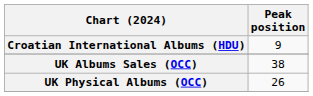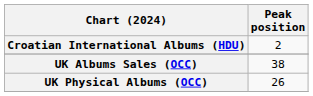(278, 45) 9 -> (278, 45) 2
